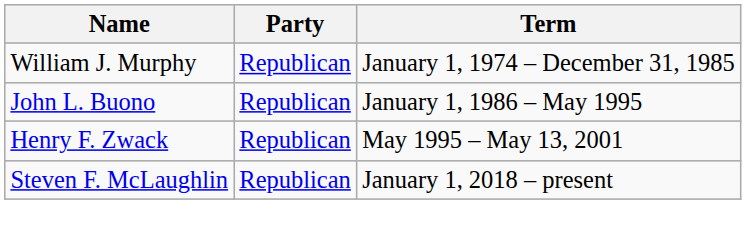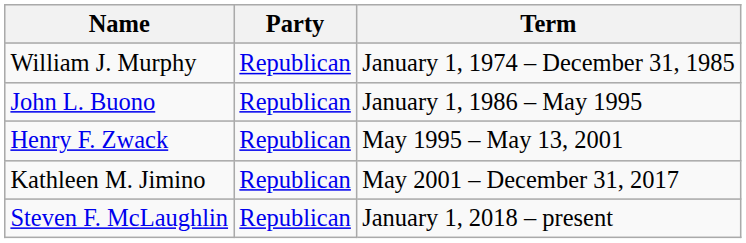+ row: (108, 179)
